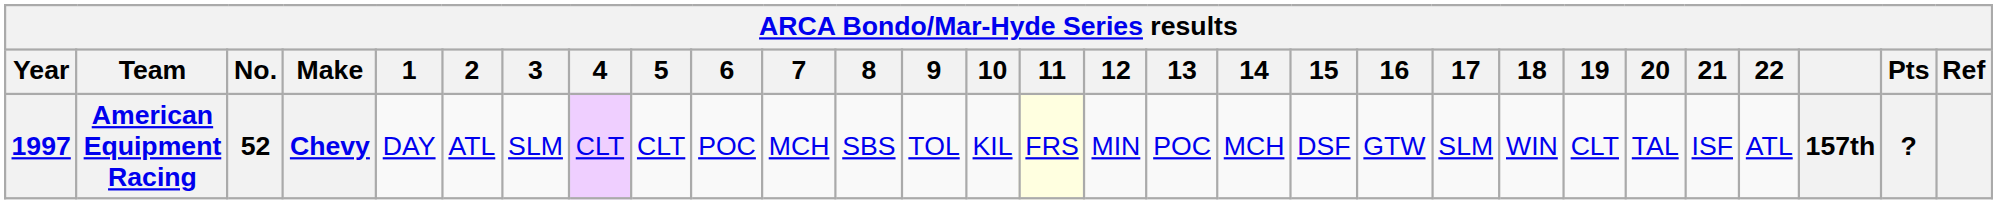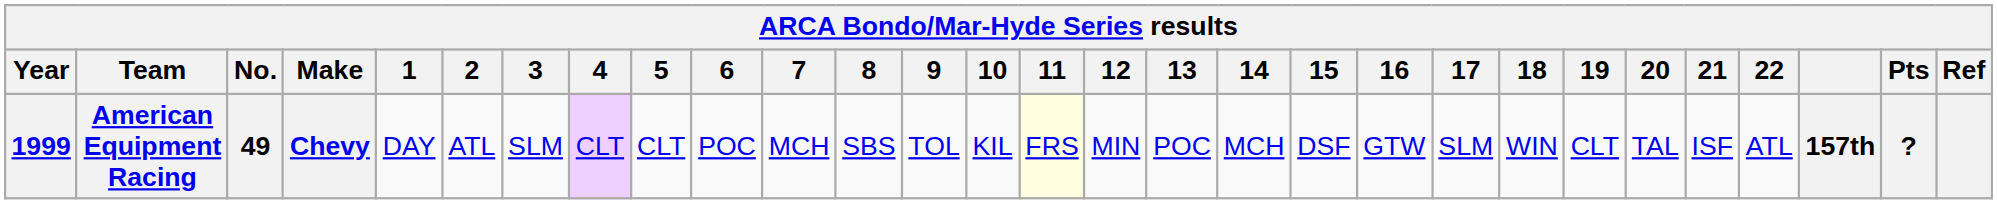(41, 146) 1997 -> (41, 146) 1999
(256, 146) 52 -> (256, 146) 49
